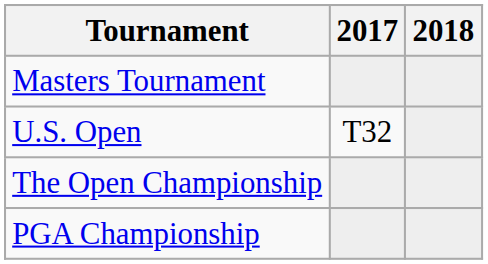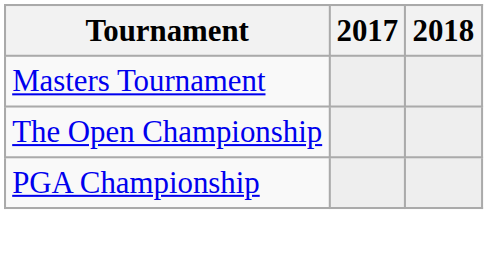- row: (77, 131)
